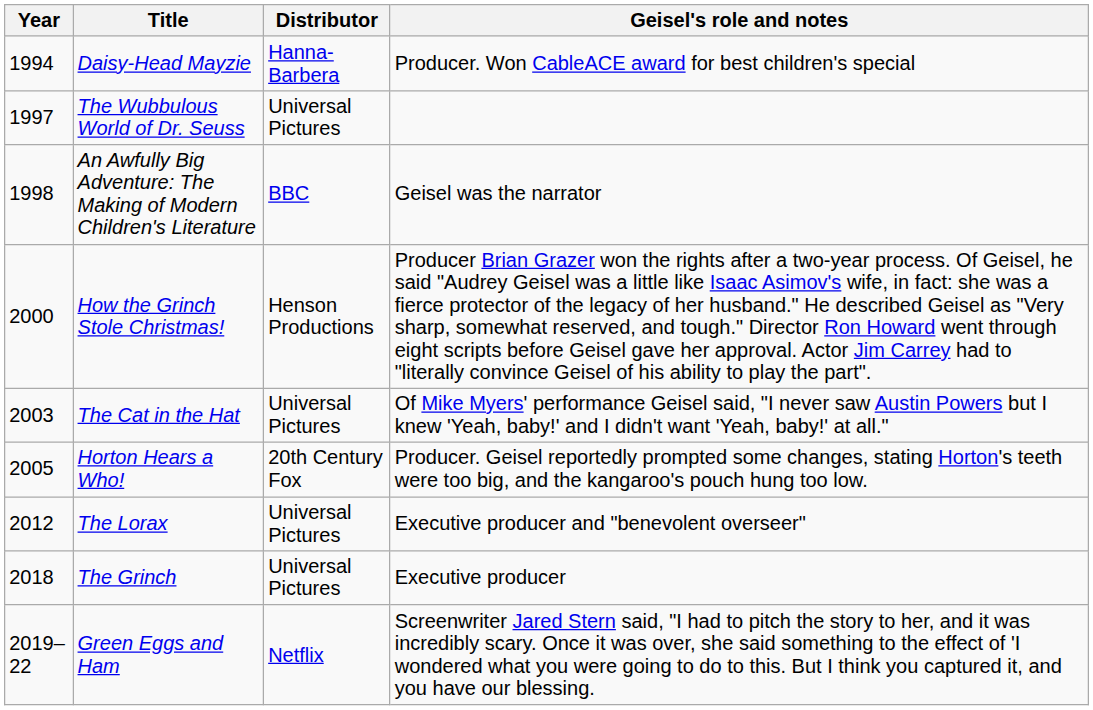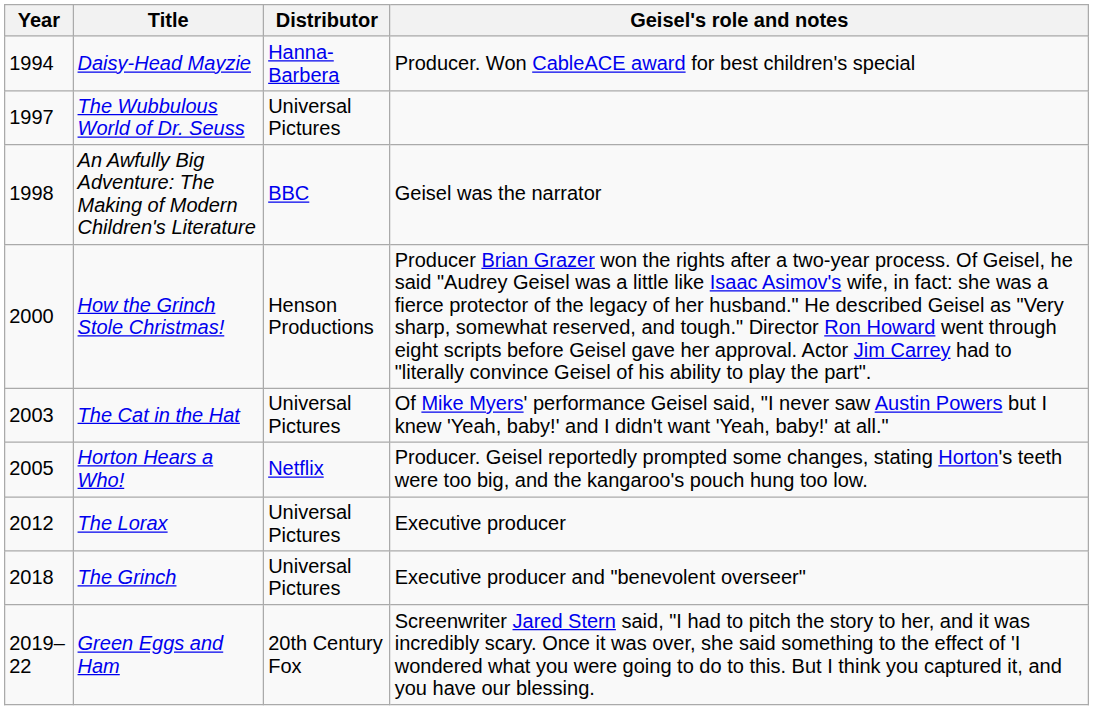(325, 469) 20th Century Fox -> (296, 469) Netflix
(600, 523) Executive producer and "benevolent overseer" -> (480, 523) Executive producer
(480, 577) Executive producer -> (600, 577) Executive producer and "benevolent overseer"
(296, 654) Netflix -> (325, 654) 20th Century Fox
